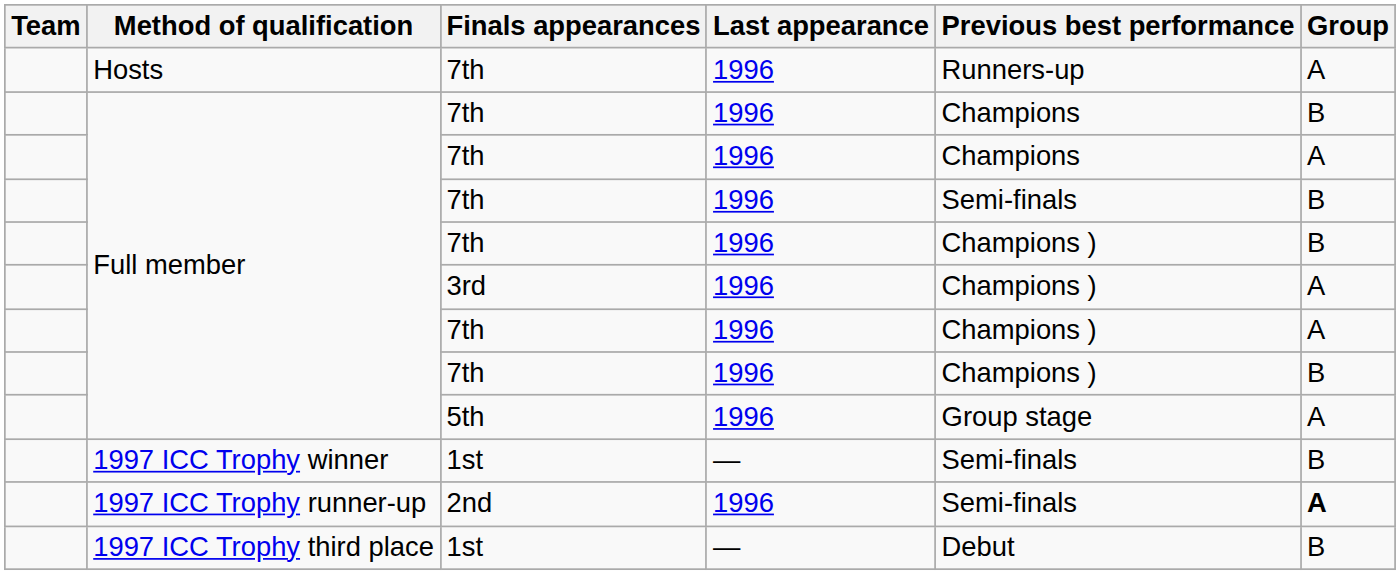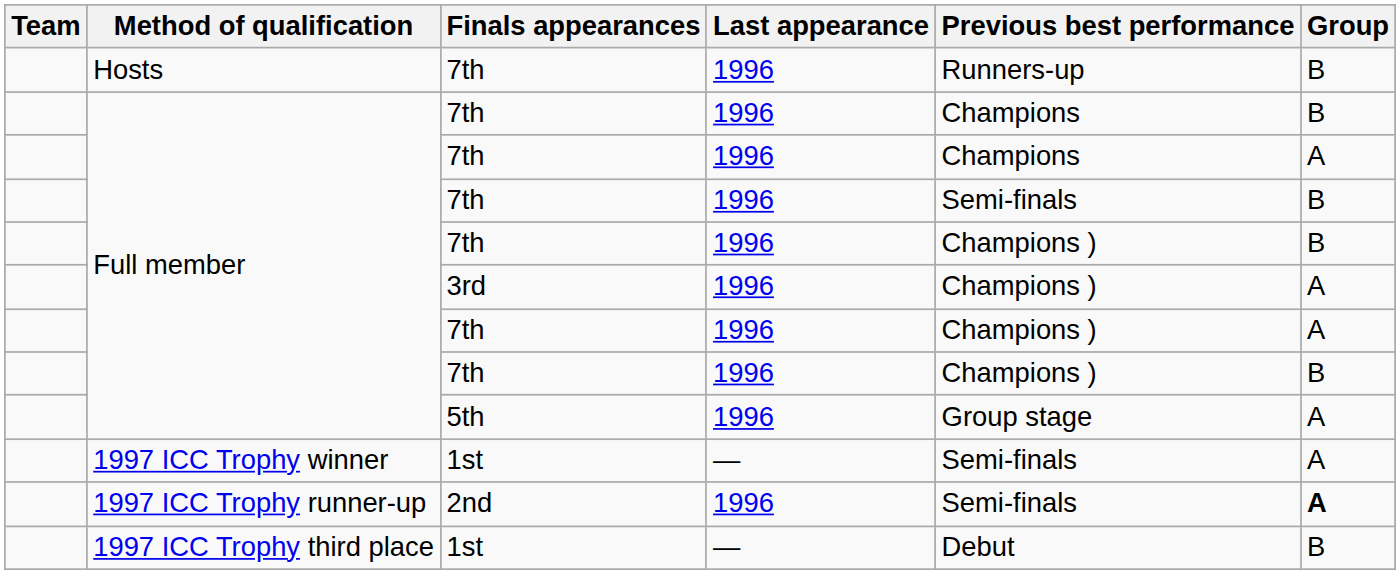(1316, 69) A -> (1316, 69) B
(1316, 460) B -> (1316, 460) A
